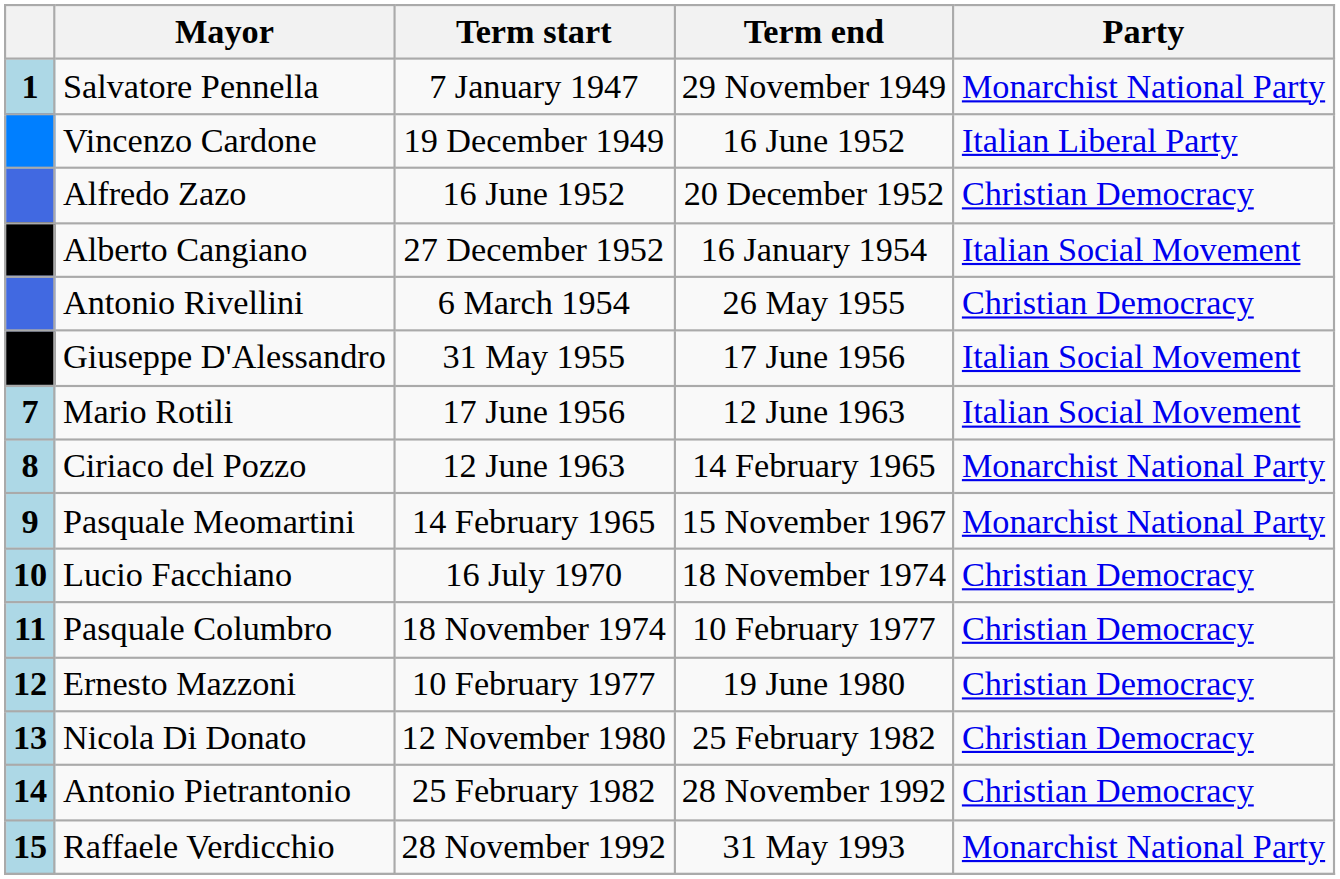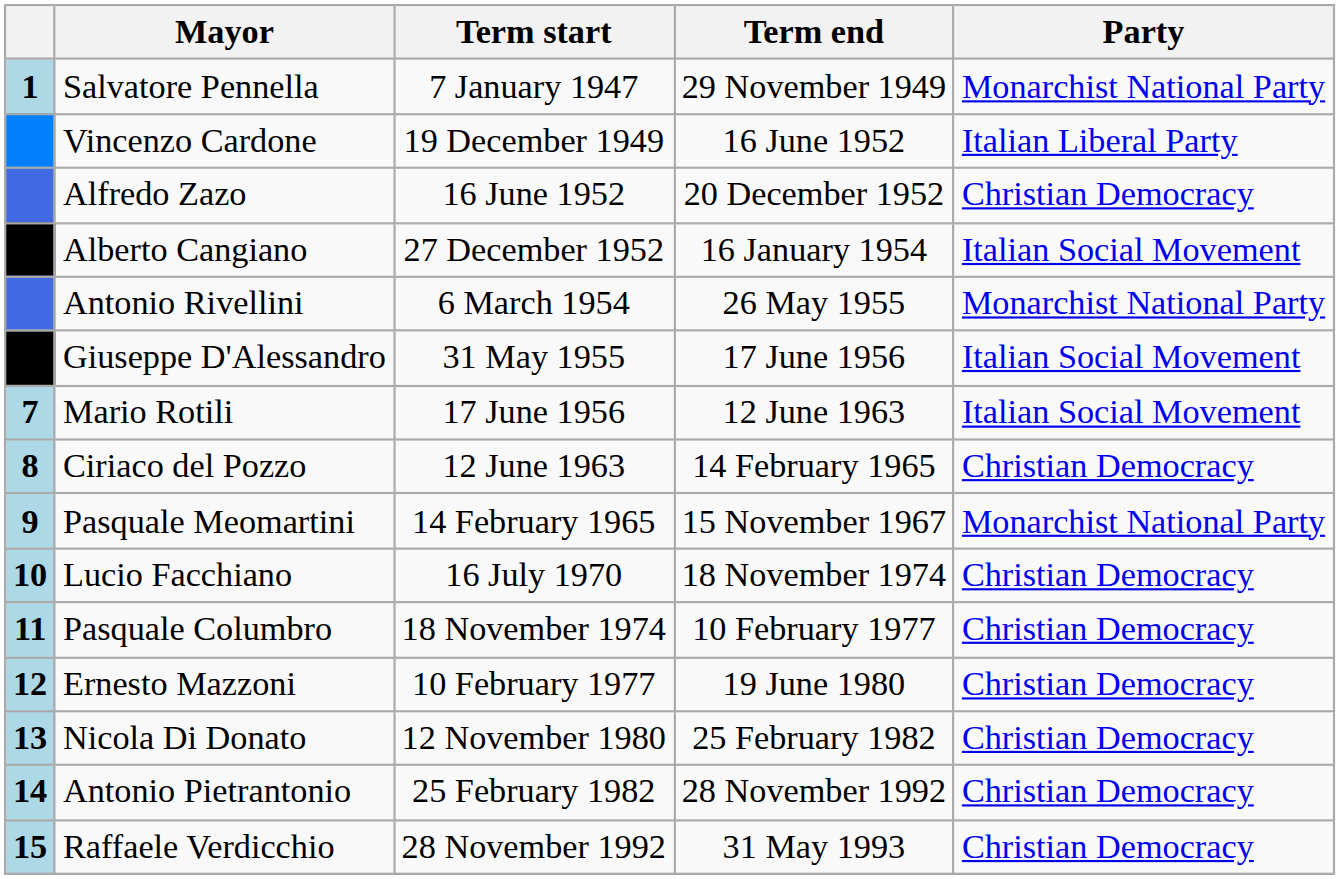(1108, 303) Christian Democracy -> (1144, 303) Monarchist National Party
(1144, 466) Monarchist National Party -> (1108, 466) Christian Democracy
(1144, 846) Monarchist National Party -> (1108, 846) Christian Democracy
